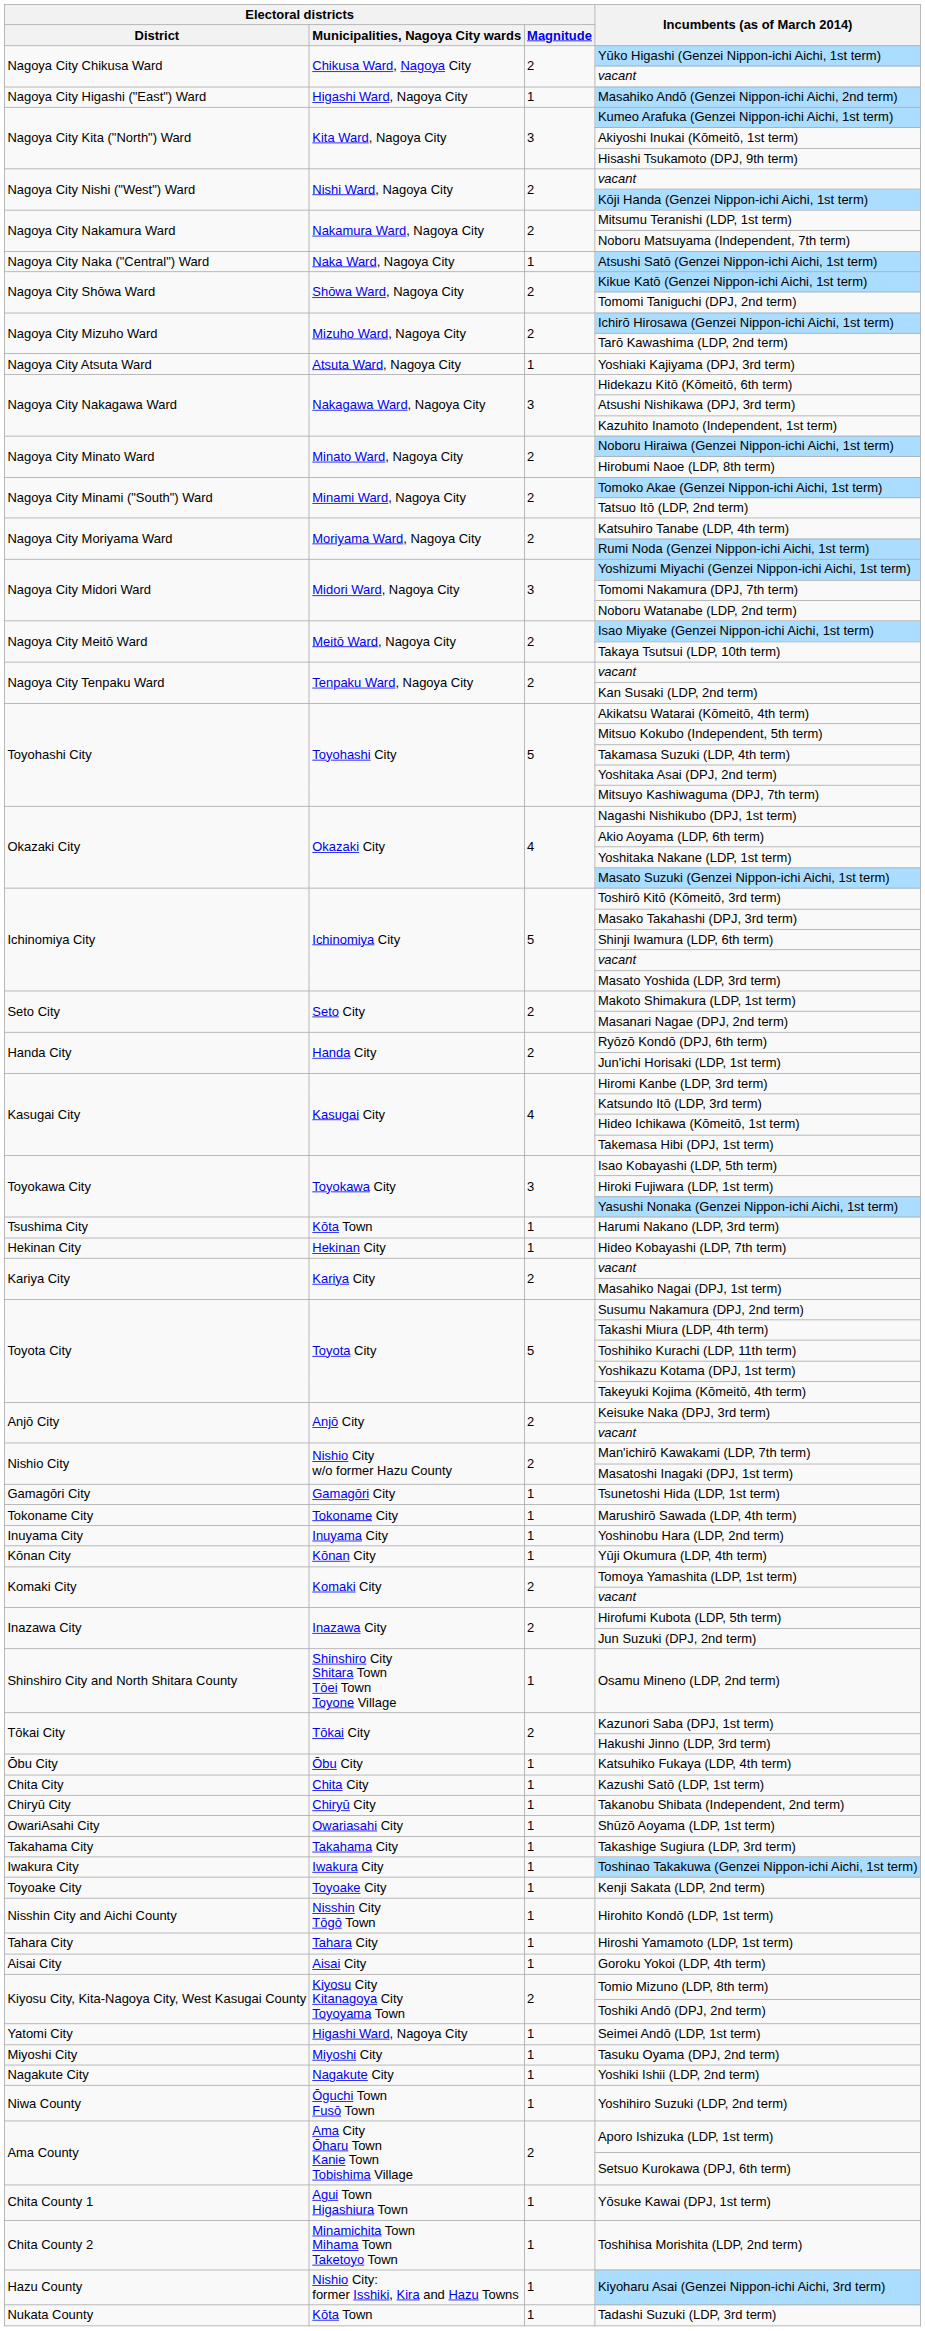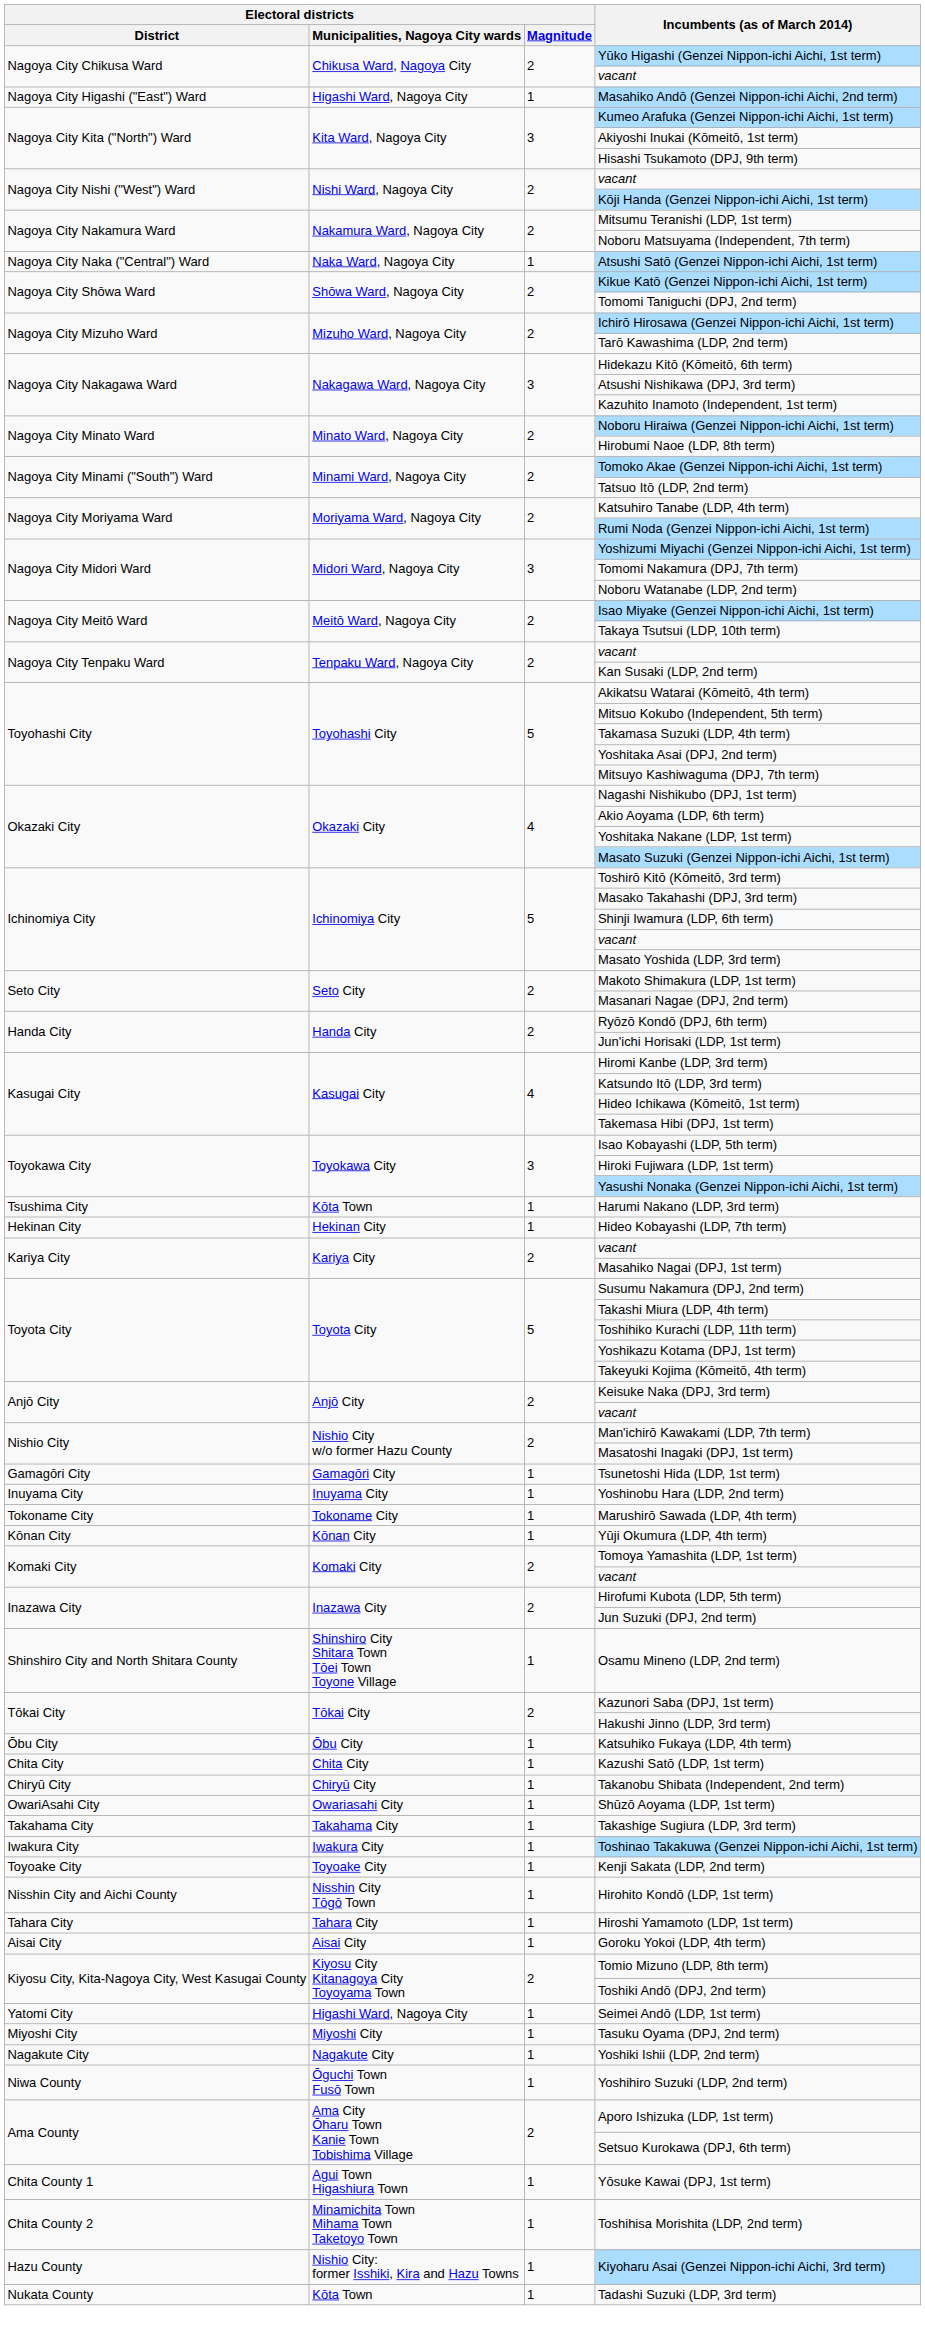- row: (80, 364)
rows swapped: (45, 1535) <-> (50, 1515)
